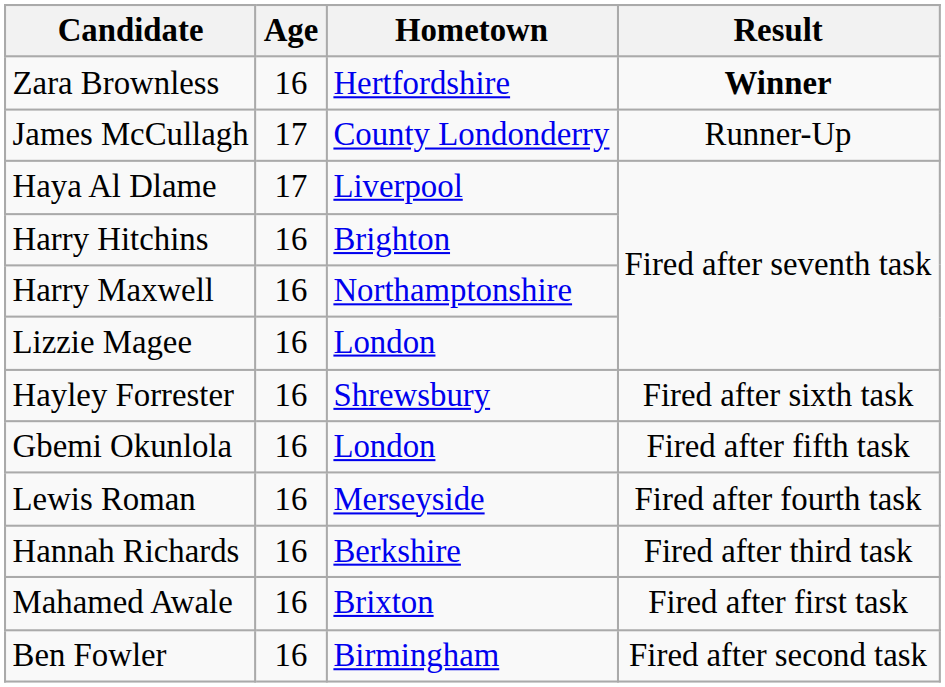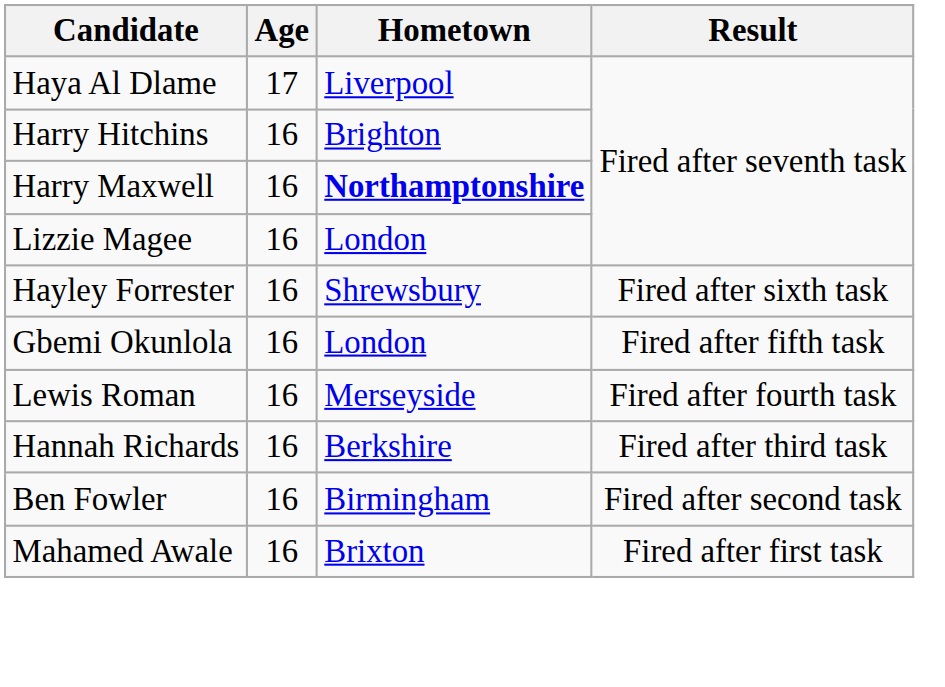- row: (116, 82)
- row: (131, 134)
(453, 290) normal -> (454, 186) bold
rows swapped: (90, 654) <-> (123, 602)
